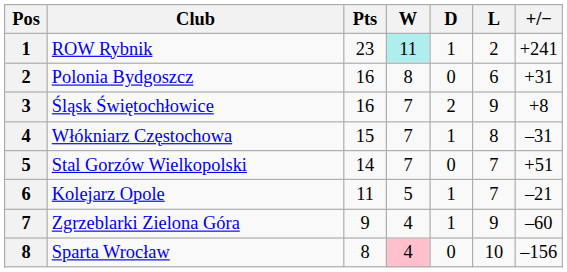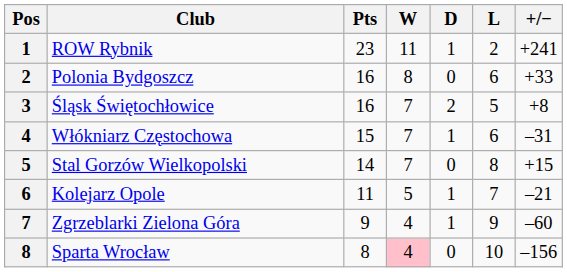(408, 48) paleturquoise background -> (408, 48) no background
(539, 77) +31 -> (539, 77) +33
(494, 106) 9 -> (494, 106) 5
(494, 135) 8 -> (494, 135) 6
(494, 164) 7 -> (494, 164) 8
(539, 164) +51 -> (539, 164) +15
